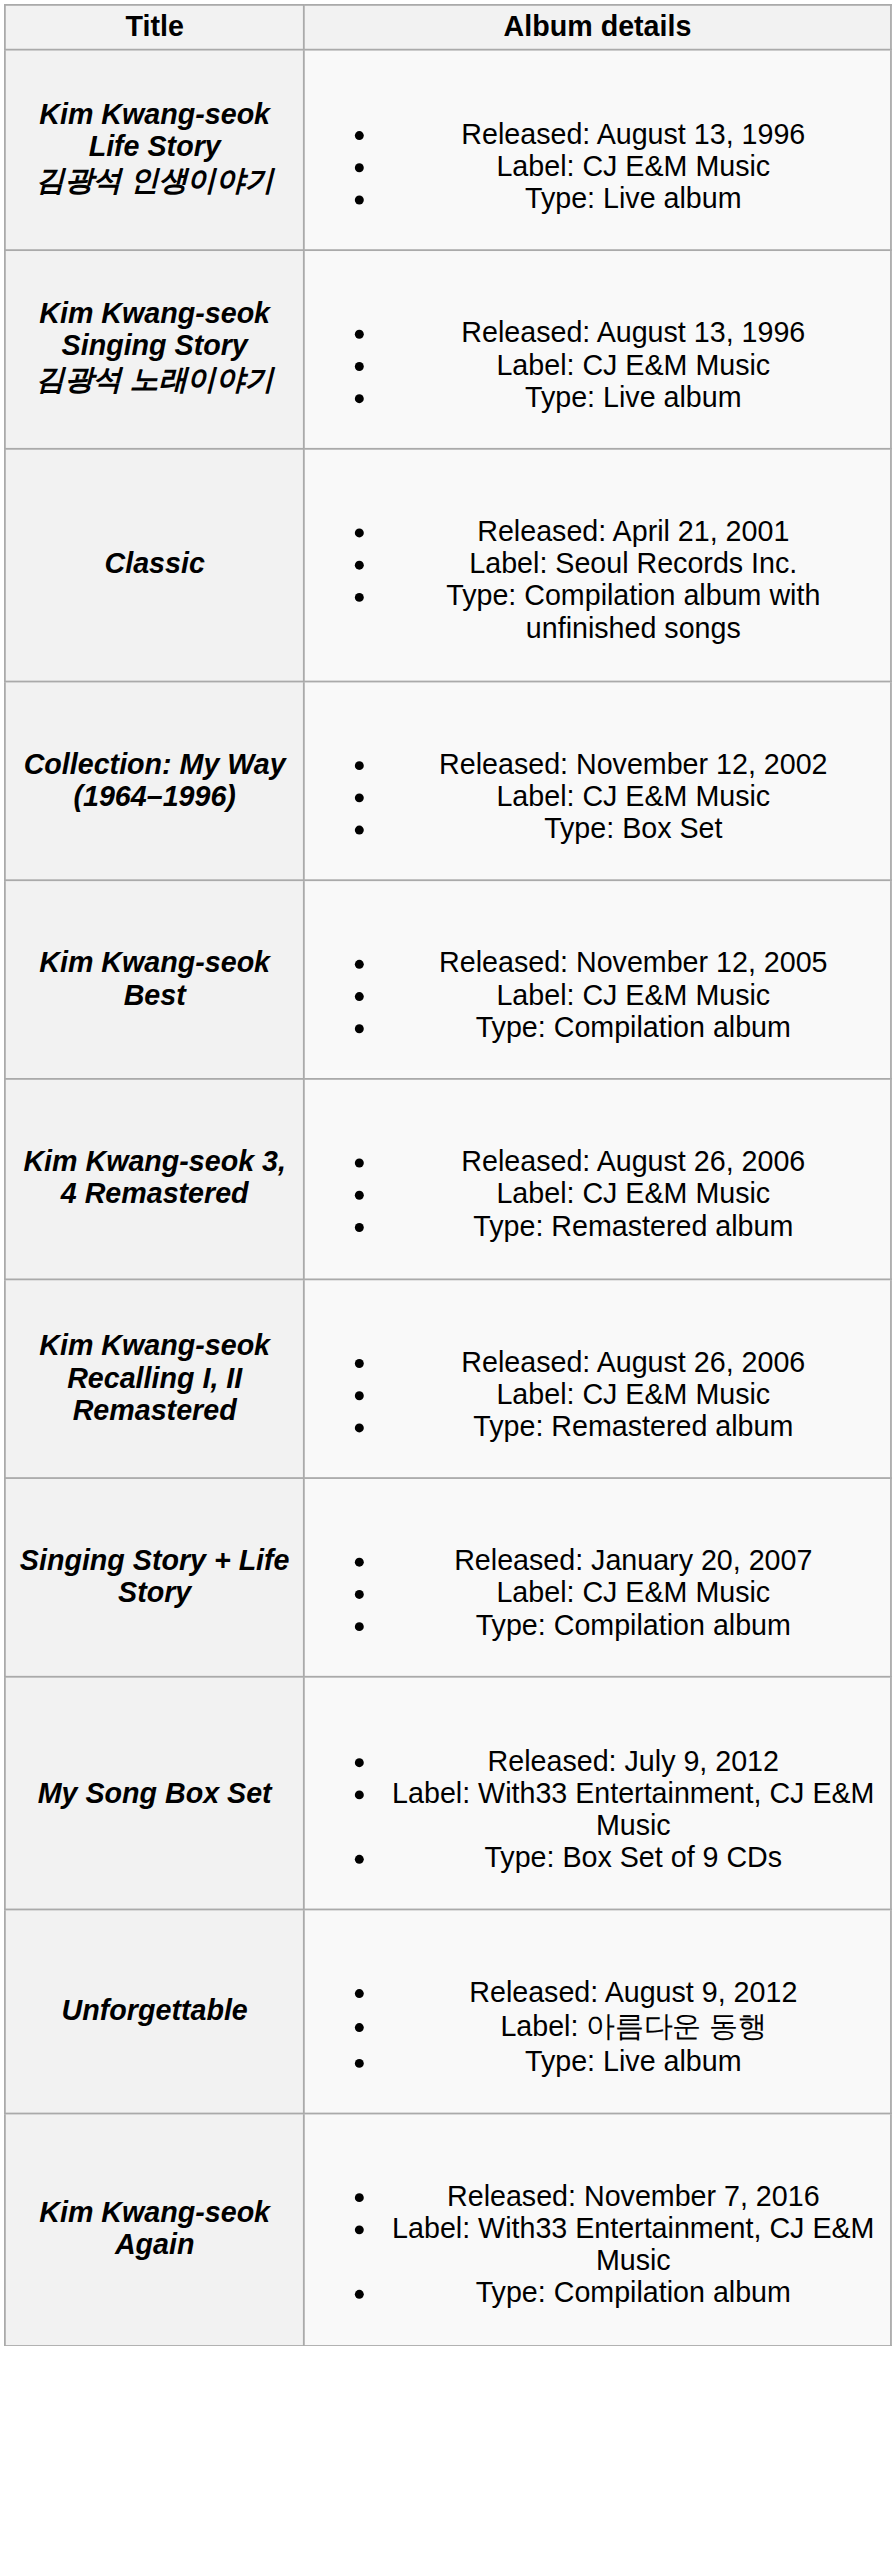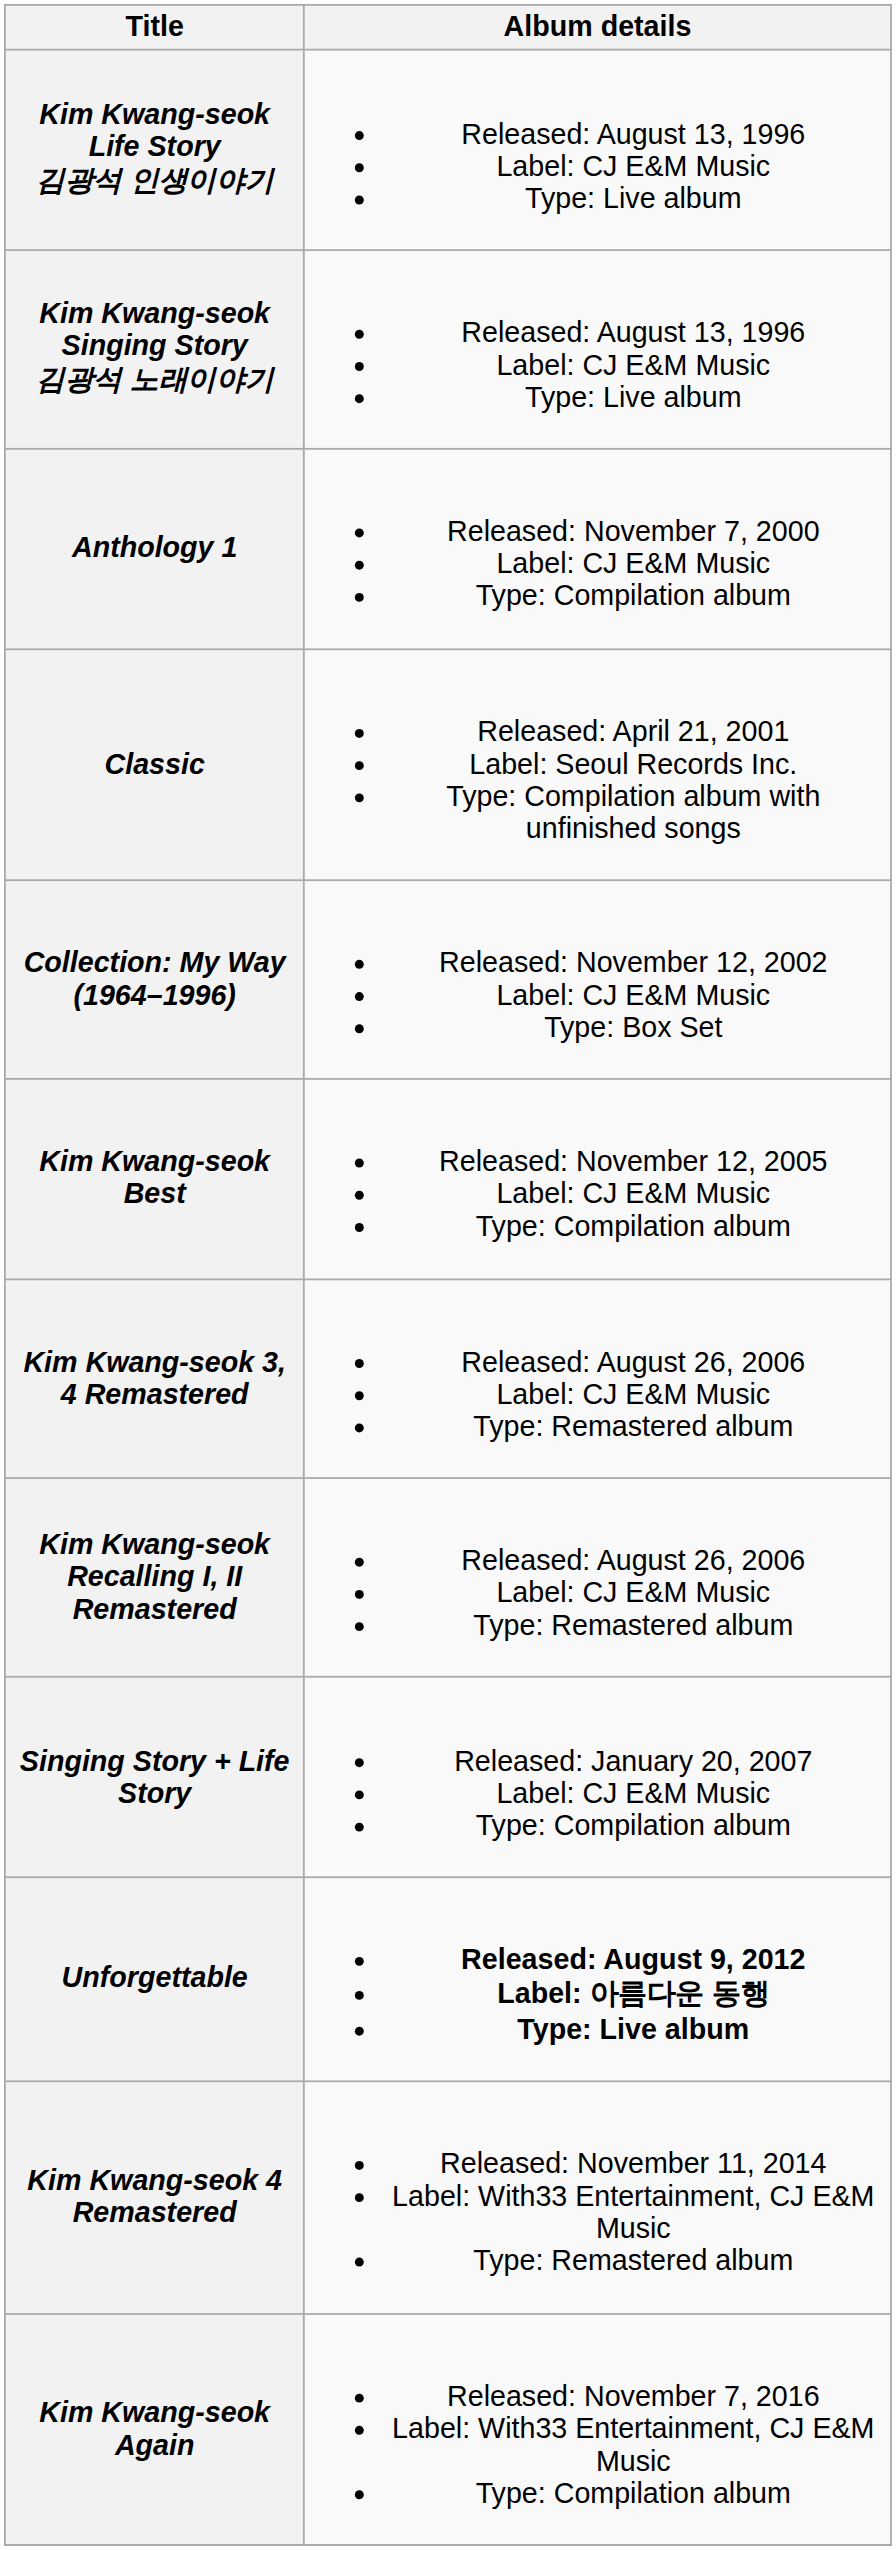+ row: (155, 548)
- row: (155, 1792)
(597, 2027) normal -> (597, 1995) bold
+ row: (155, 2196)
